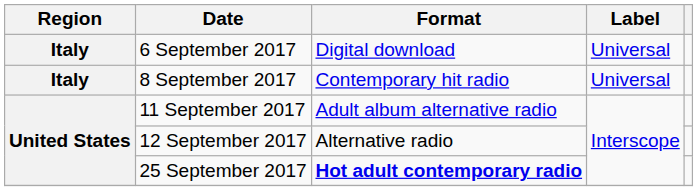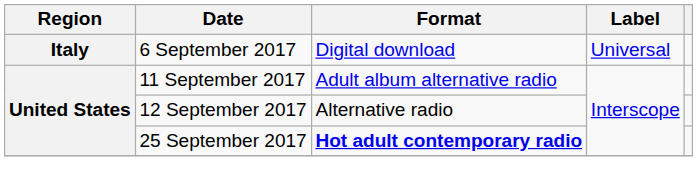- row: (218, 79)
